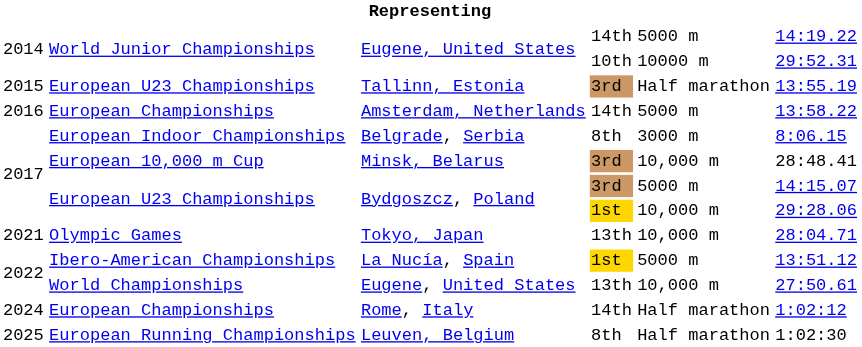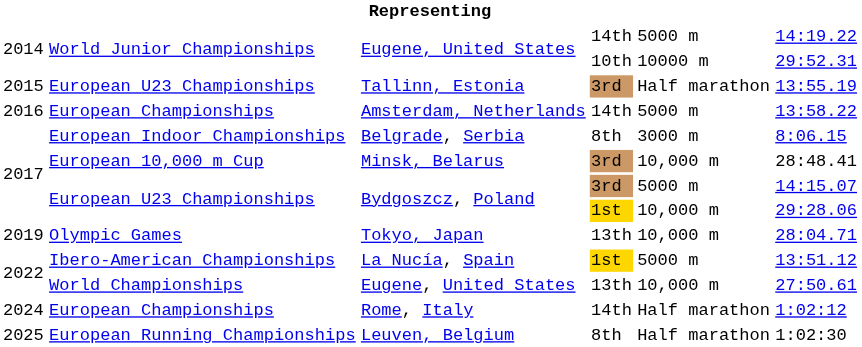(23, 236) 2021 -> (23, 236) 2019
